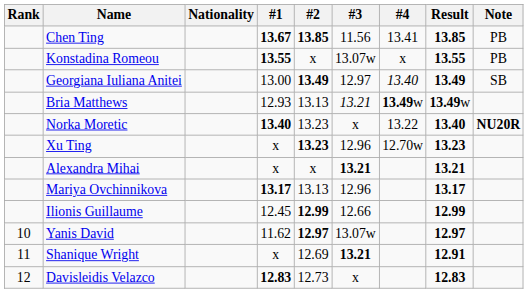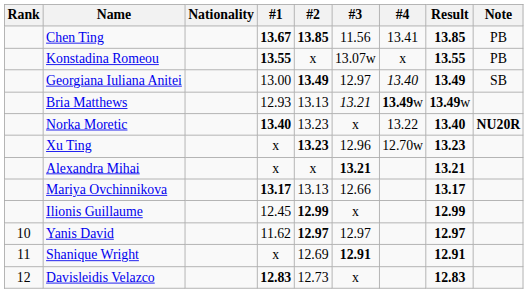(355, 189) 12.96 -> (355, 189) 12.66
(355, 211) 12.66 -> (355, 211) x
(355, 233) 13.07w -> (355, 233) 12.97
(355, 255) 13.21 -> (355, 255) 12.91
